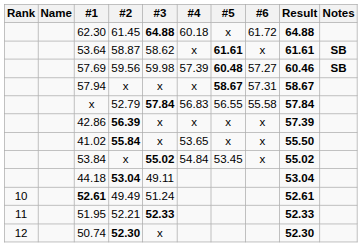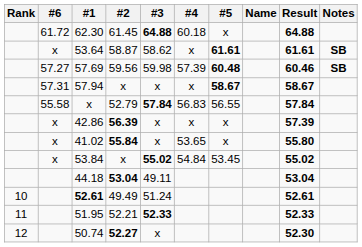columns swapped: (56, 13) <-> (262, 13)
(300, 141) 55.50 -> (300, 141) 55.80
(126, 232) 52.30 -> (123, 232) 52.27
